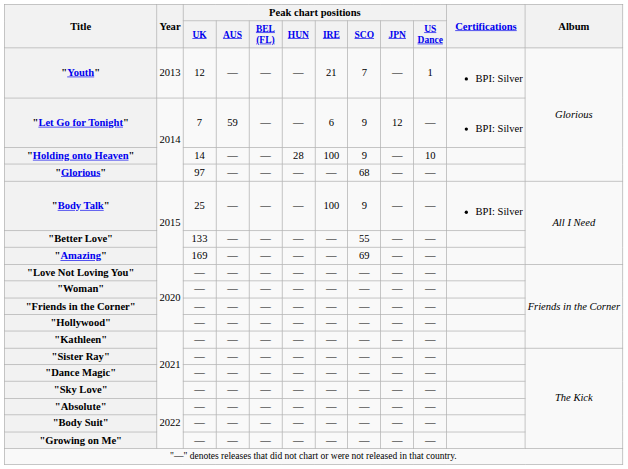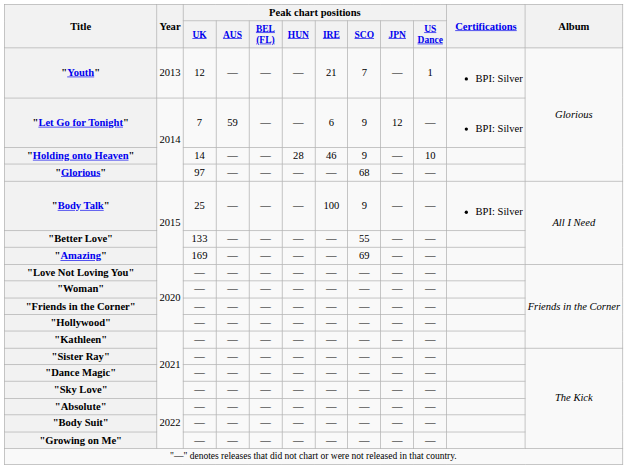(331, 156) 100 -> (331, 156) 46
